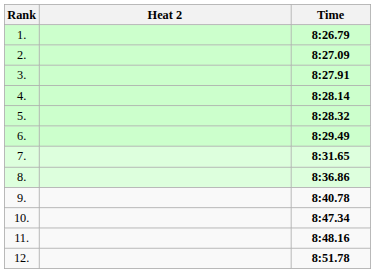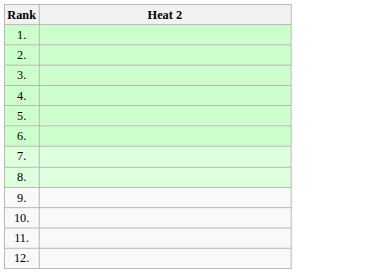- column: (331, 14)
